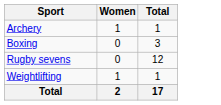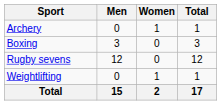+ column: (117, 12)
